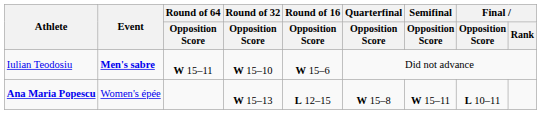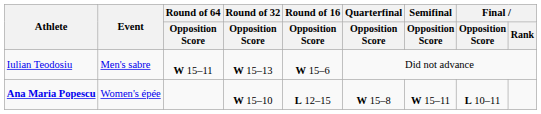(128, 65) bold -> (125, 65) normal
(253, 71) W 15–10 -> (253, 71) W 15–13
(253, 101) W 15–13 -> (253, 101) W 15–10
